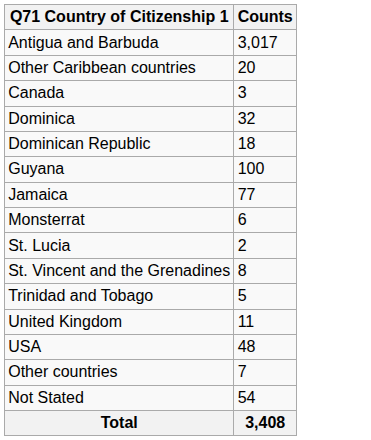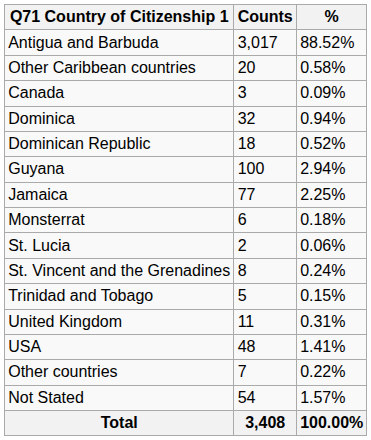+ column: (332, 17)
